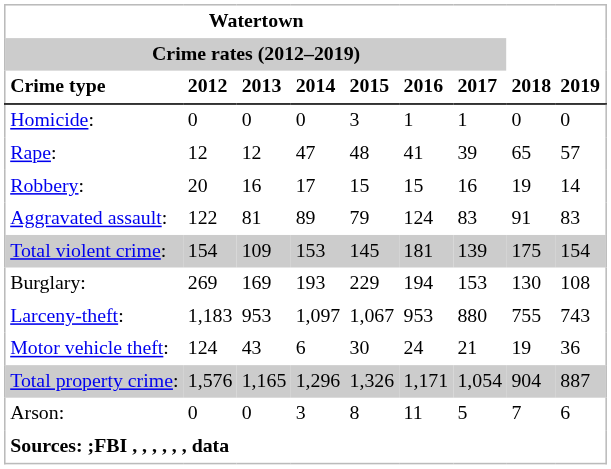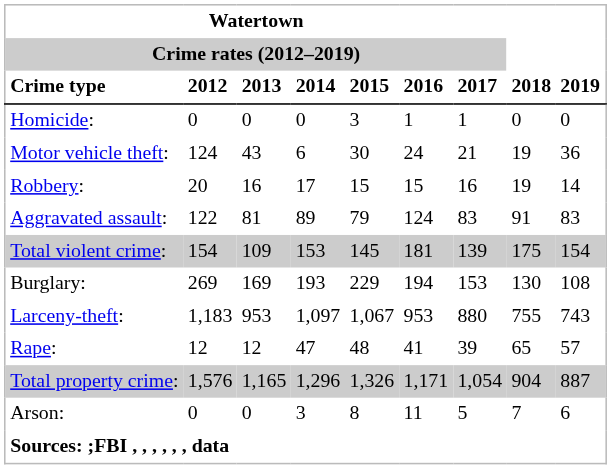rows swapped: (33, 153) <-> (90, 348)
